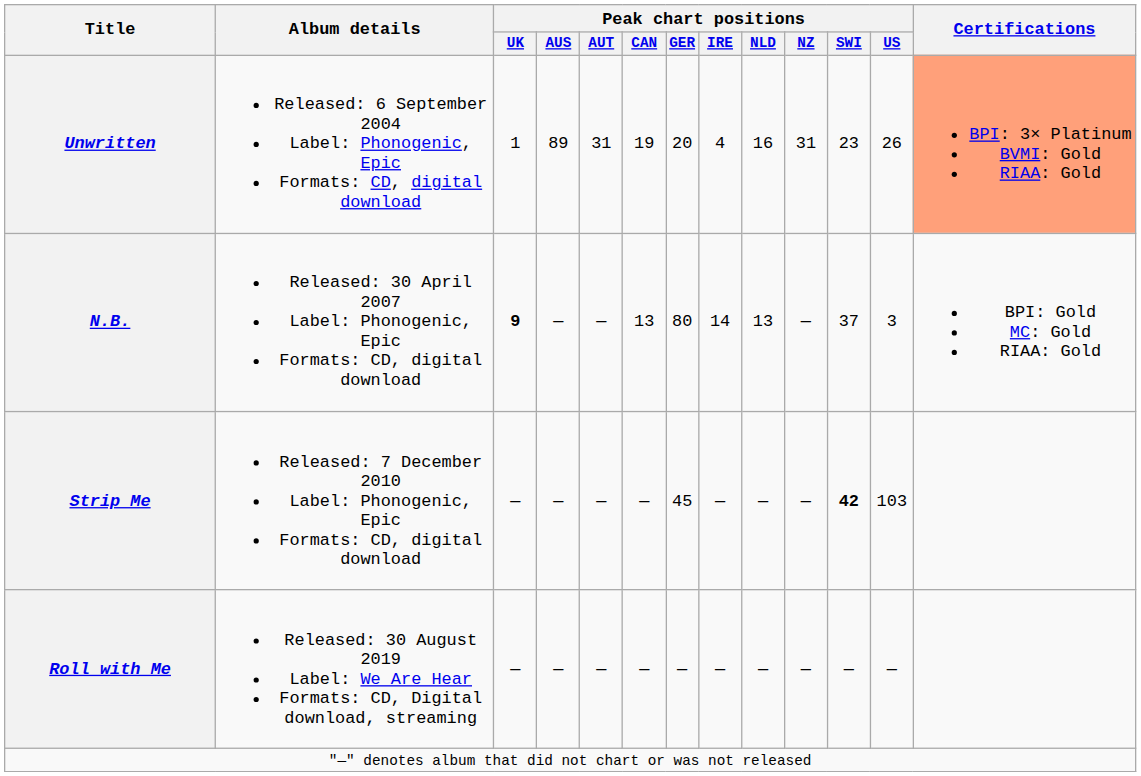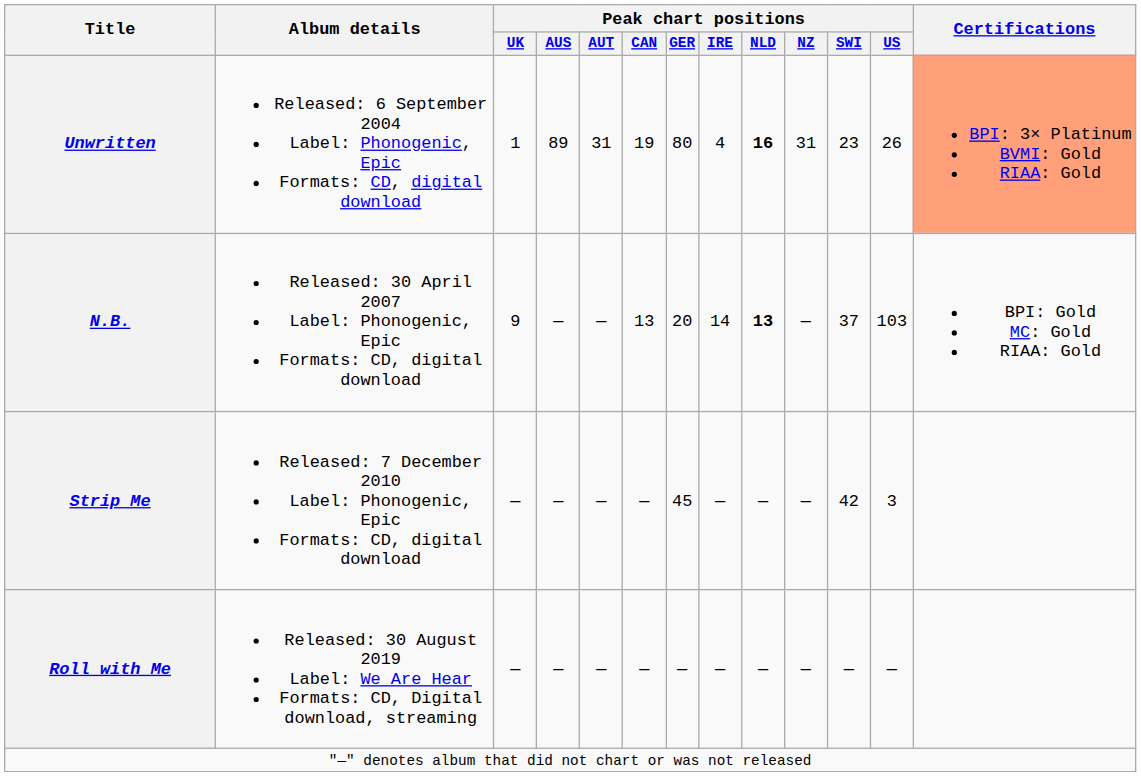(682, 144) 20 -> (682, 144) 80
(763, 144) normal -> (763, 144) bold
(515, 322) bold -> (515, 322) normal
(682, 322) 80 -> (682, 322) 20
(763, 322) normal -> (763, 322) bold
(892, 322) 3 -> (892, 322) 103
(849, 501) bold -> (849, 501) normal
(892, 501) 103 -> (892, 501) 3
